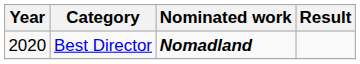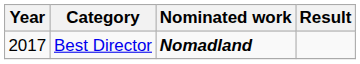(27, 44) 2020 -> (27, 44) 2017
